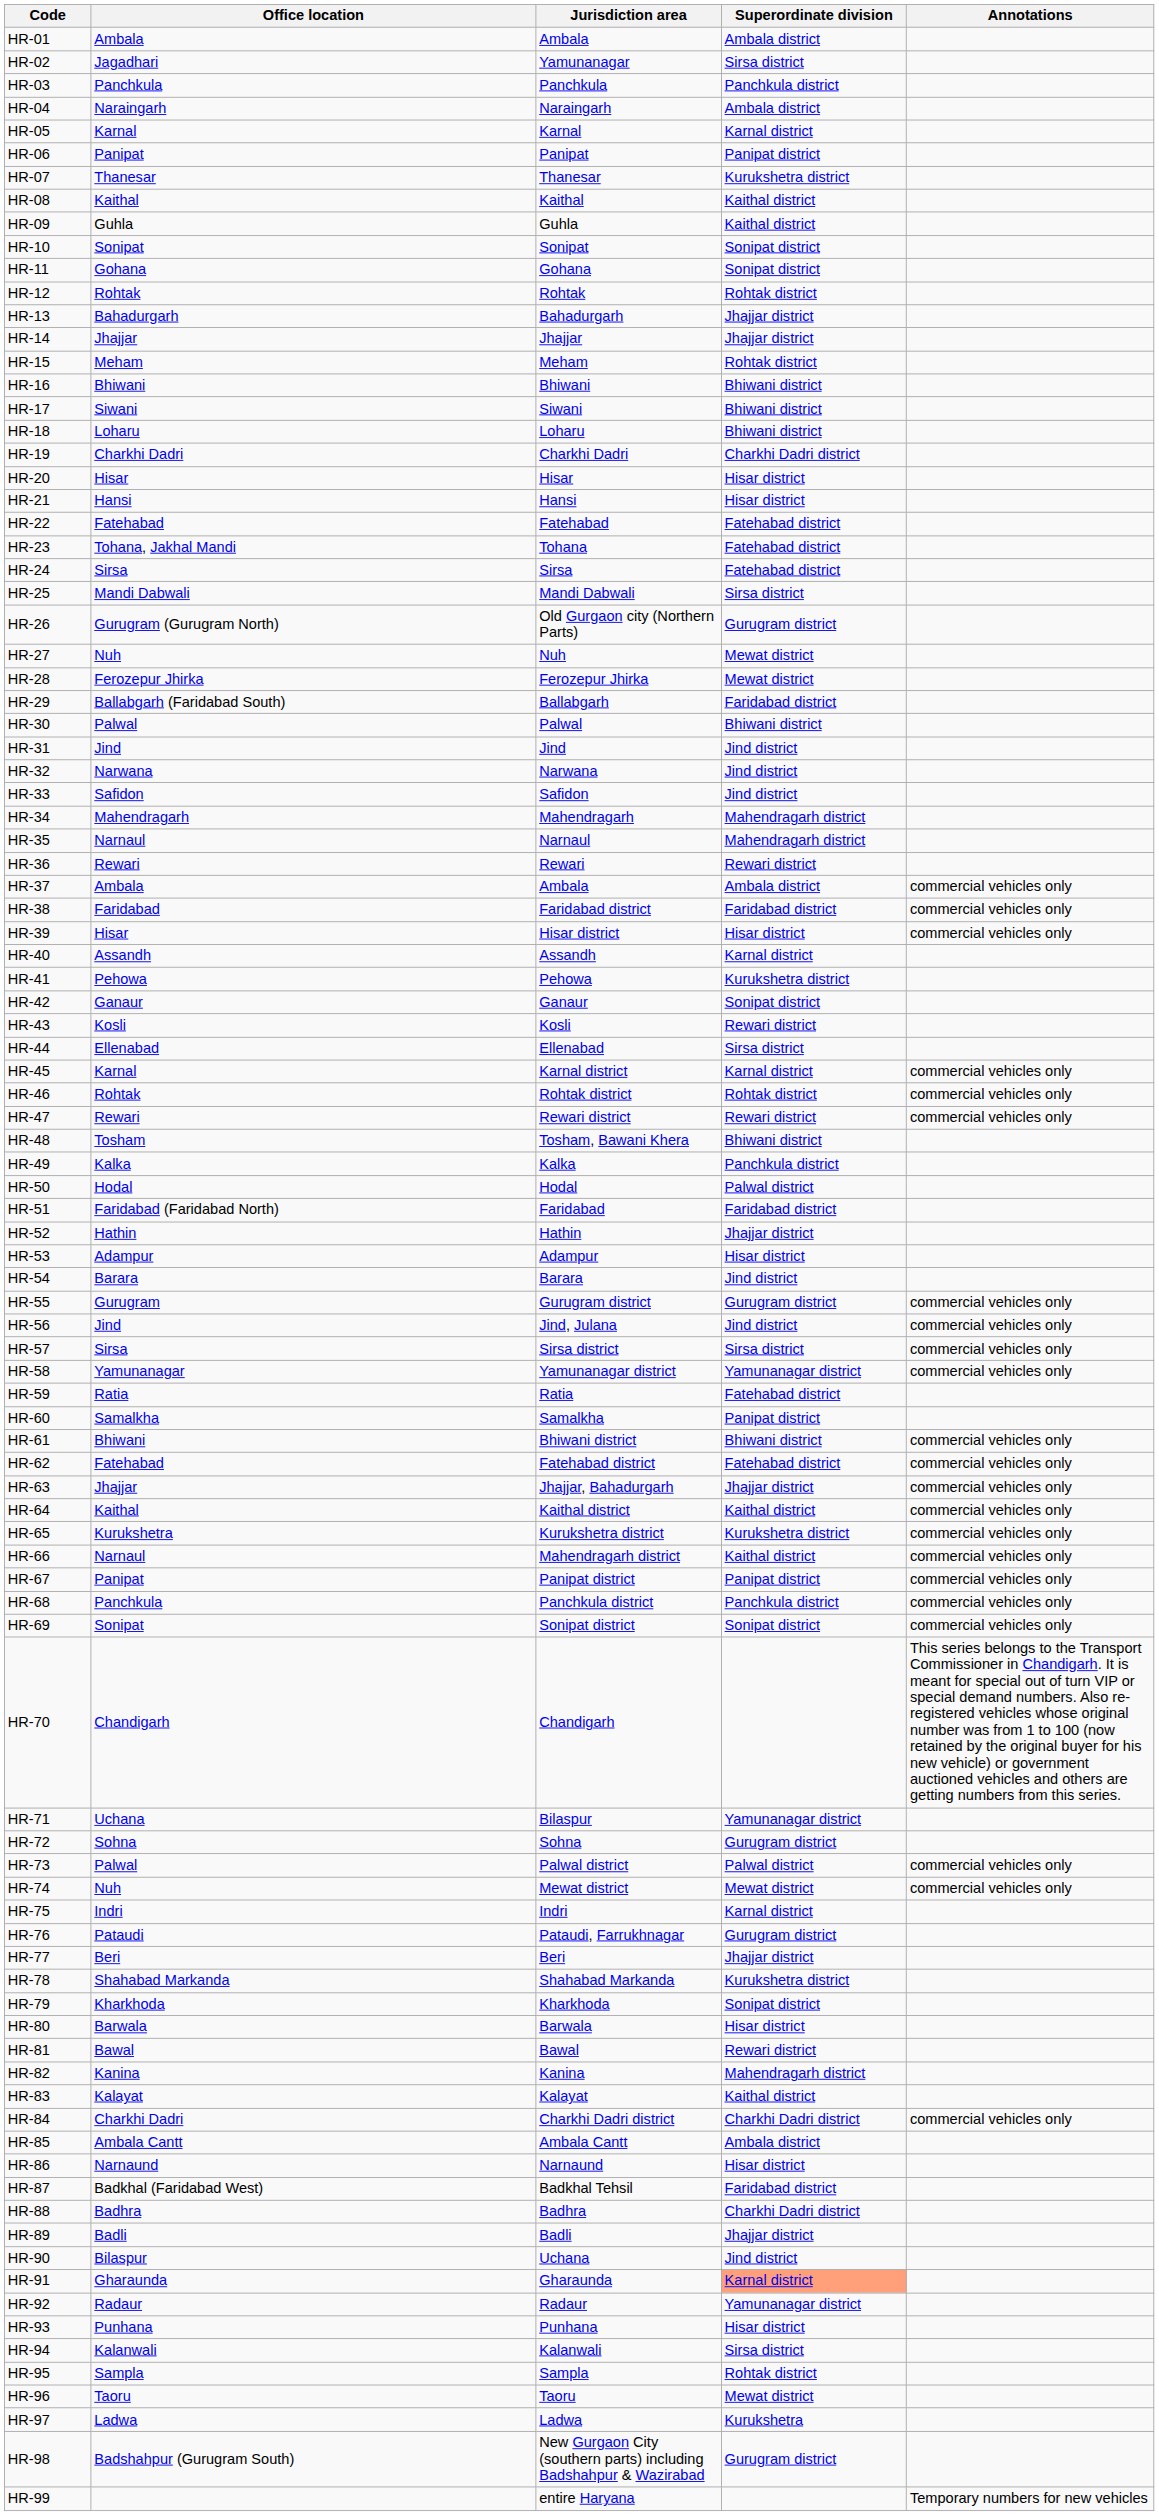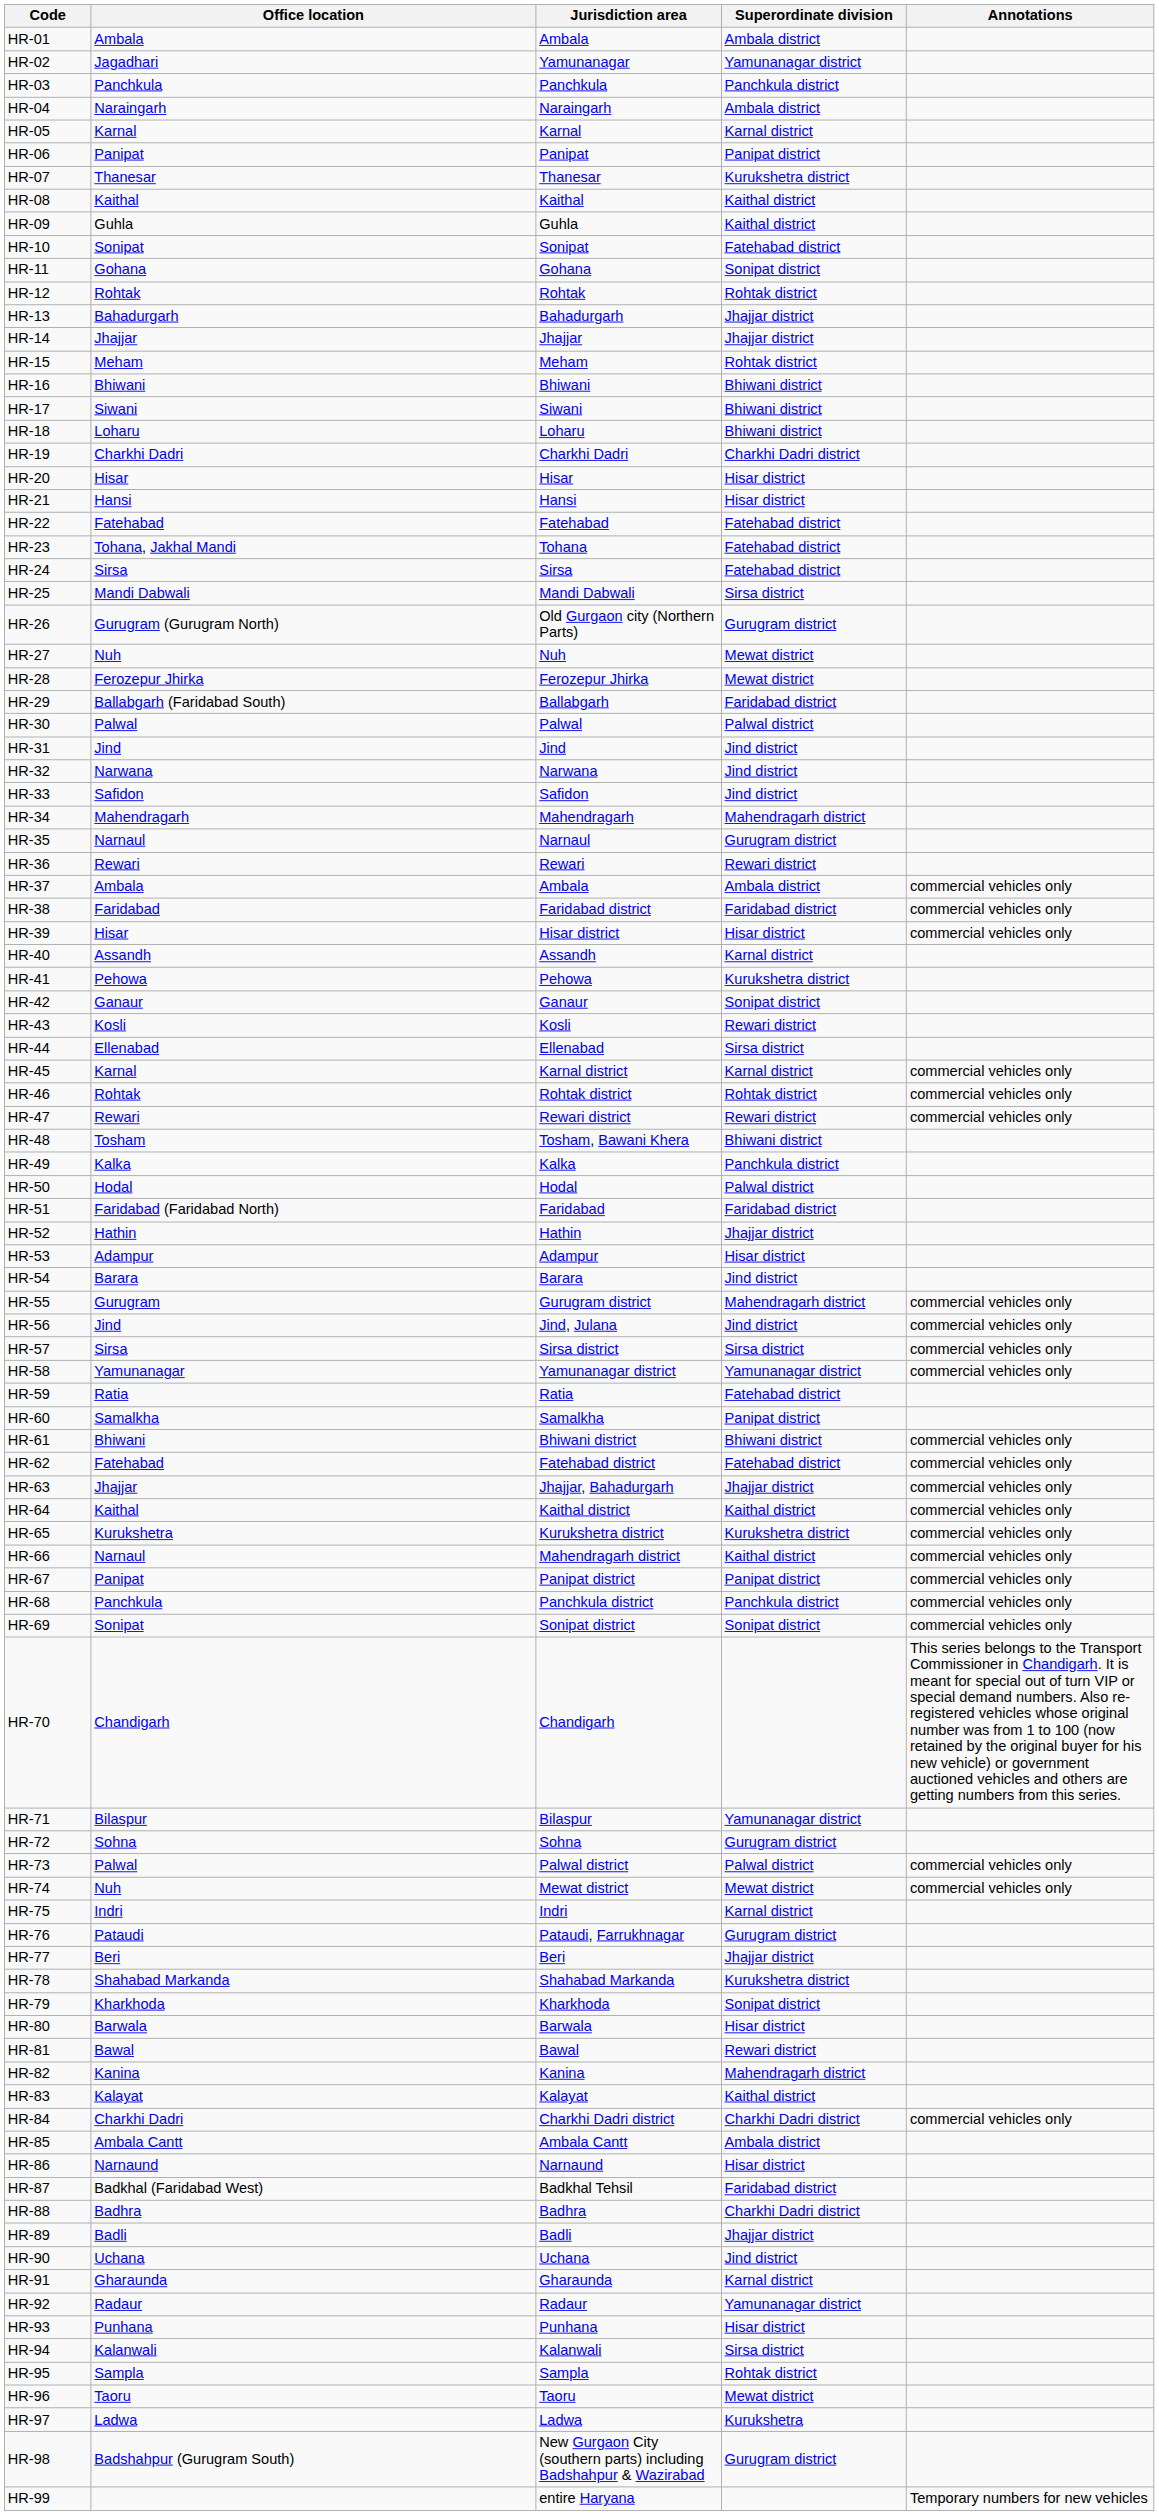(764, 62) Sirsa district -> (793, 62) Yamunanagar district
(772, 246) Sonipat district -> (782, 246) Fatehabad district
(773, 725) Bhiwani district -> (769, 725) Palwal district
(795, 840) Mahendragarh district -> (780, 840) Gurugram district
(780, 1302) Gurugram district -> (795, 1302) Mahendragarh district
(119, 1819) Uchana -> (121, 1819) Bilaspur
(121, 2258) Bilaspur -> (119, 2258) Uchana
(769, 2281) lightsalmon background -> (769, 2281) no background
